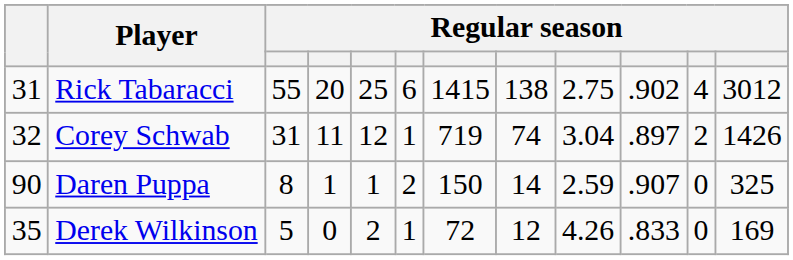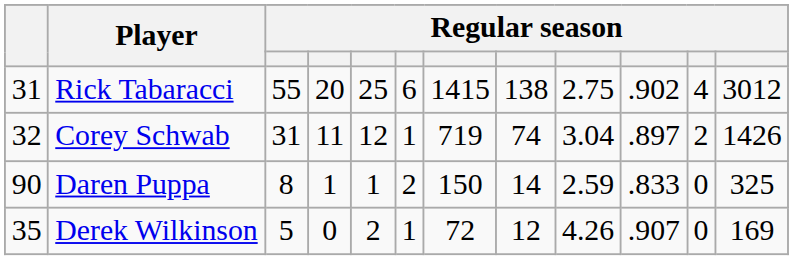(654, 183) .907 -> (654, 183) .833
(654, 230) .833 -> (654, 230) .907
